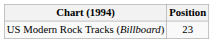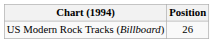(188, 30) 23 -> (188, 30) 26
